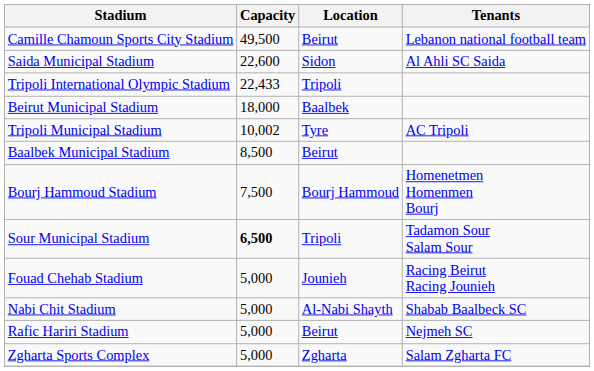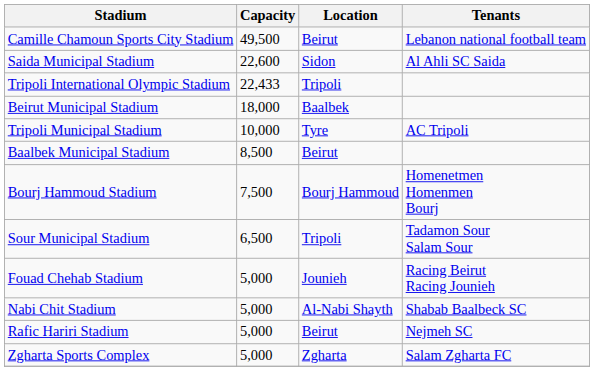(260, 130) 10,002 -> (260, 130) 10,000
(256, 239) bold -> (256, 239) normal
